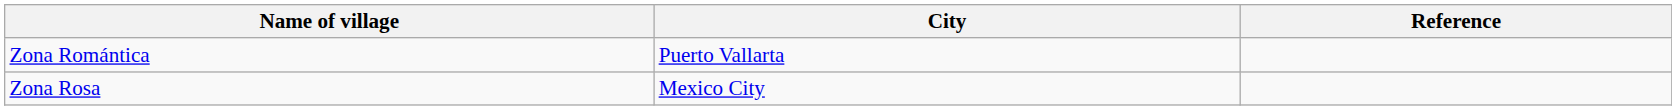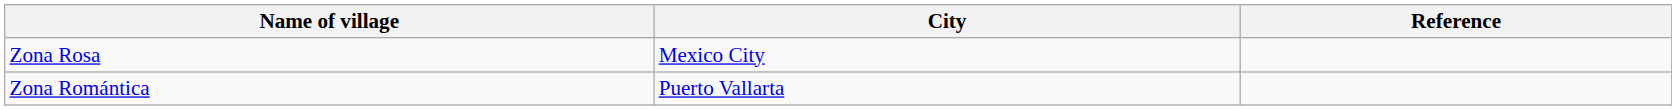rows swapped: (55, 88) <-> (80, 54)
